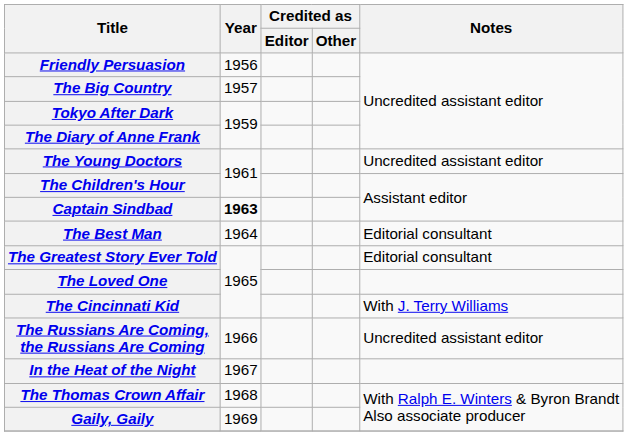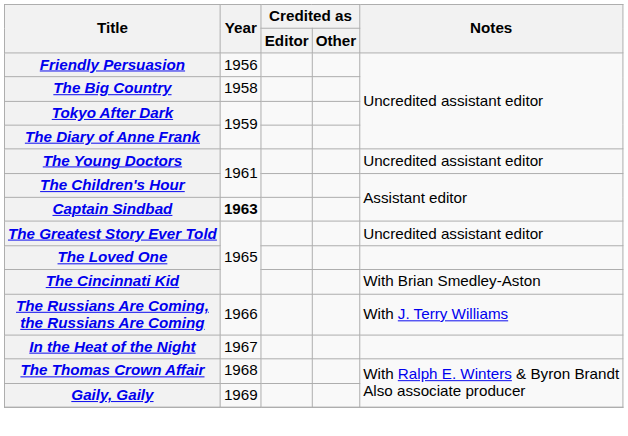(241, 88) 1957 -> (241, 88) 1958
- row: (112, 233)
(427, 257) Editorial consultant -> (453, 233) Uncredited assistant editor
(436, 305) With J. Terry Williams -> (452, 281) With Brian Smedley-Aston
(453, 338) Uncredited assistant editor -> (436, 314) With J. Terry Williams
